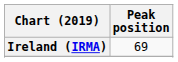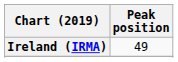(141, 47) 69 -> (141, 47) 49
